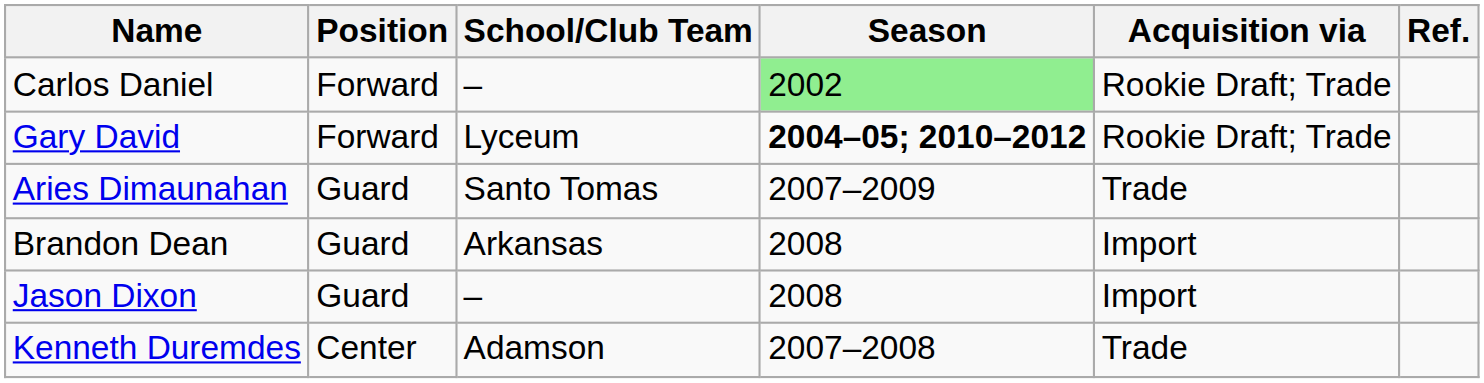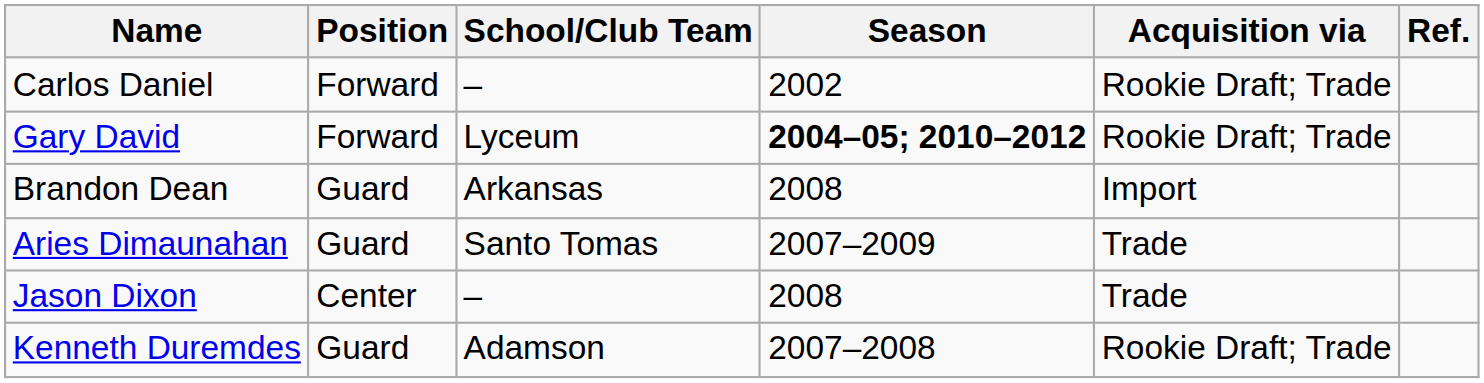(805, 84) lightgreen background -> (805, 84) no background
rows swapped: (121, 243) <-> (150, 190)
(363, 296) Guard -> (366, 296) Center
(1149, 296) Import -> (1145, 296) Trade
(366, 349) Center -> (363, 349) Guard
(1145, 349) Trade -> (1247, 349) Rookie Draft; Trade
